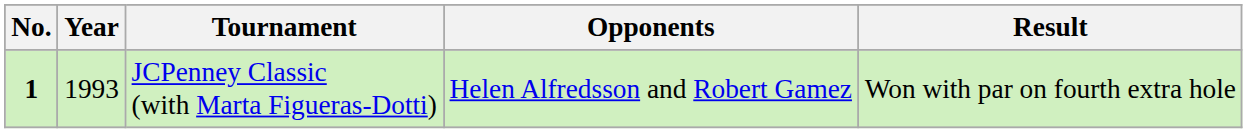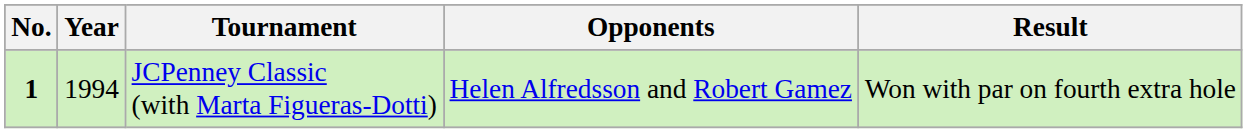(92, 88) 1993 -> (92, 88) 1994
